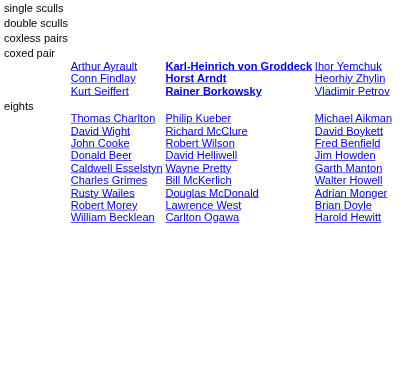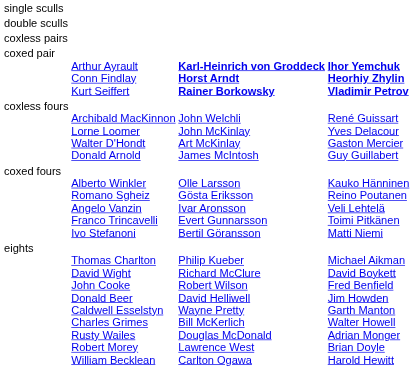(352, 78) normal -> (368, 78) bold
+ row: (36, 106)
+ row: (33, 171)
